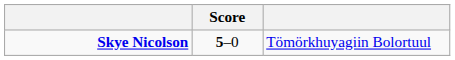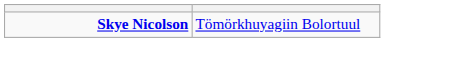- column: (227, 17)
